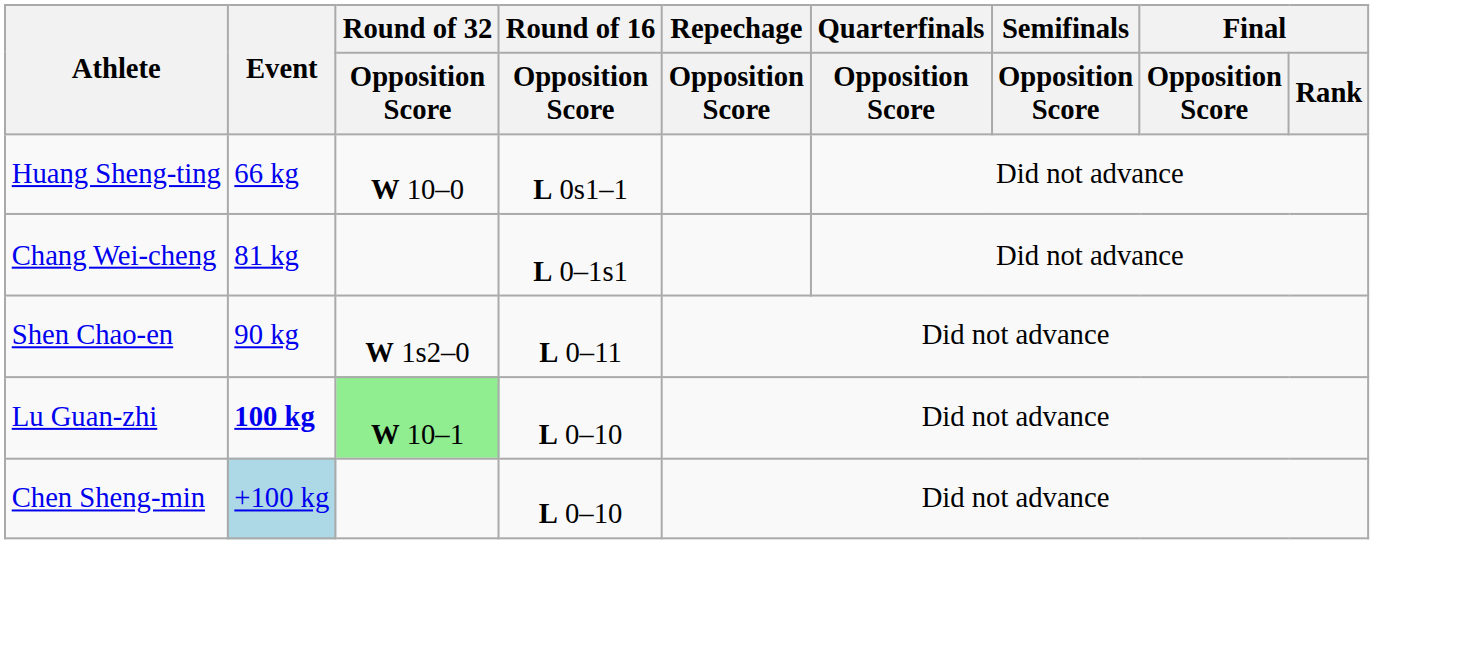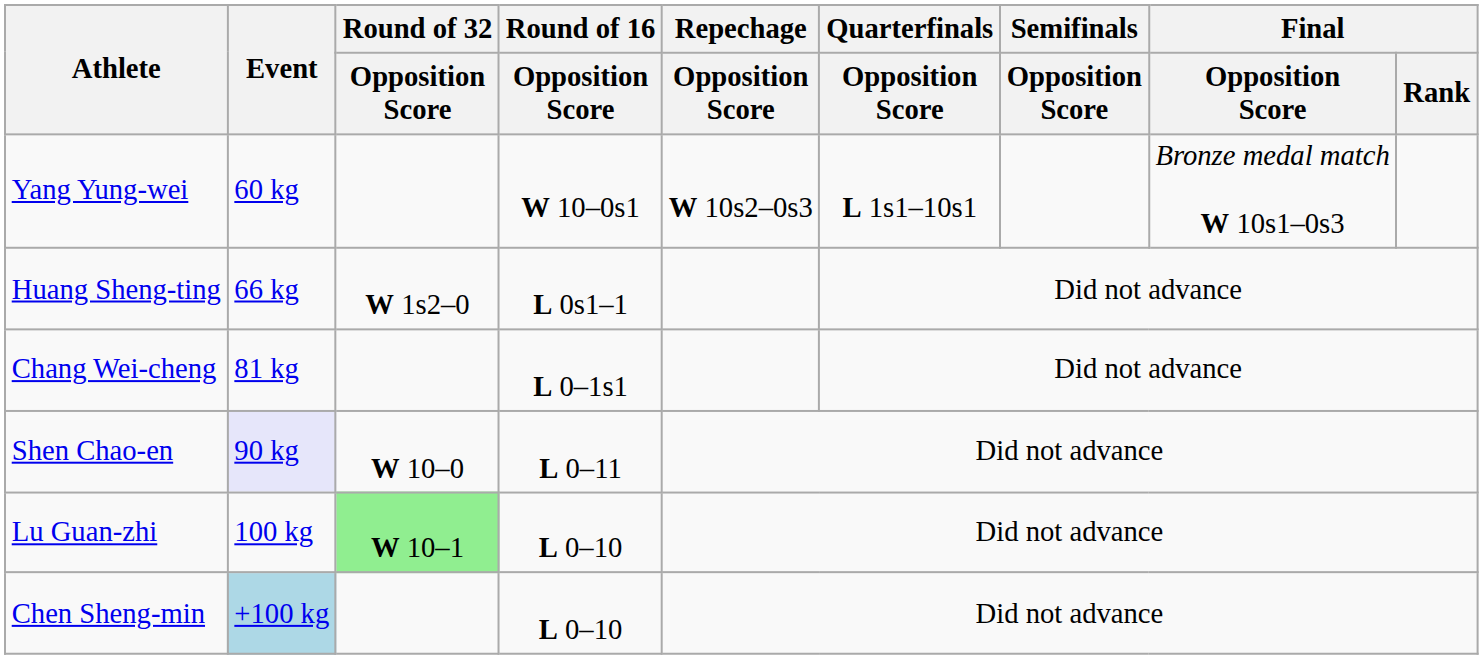+ row: (100, 190)
(417, 190) W 10–0 -> (417, 305) W 1s2–0
(267, 335) no background -> (267, 450) lavender background
(417, 352) W 1s2–0 -> (417, 467) W 10–0
(275, 417) bold -> (274, 531) normal
